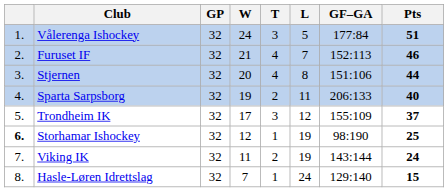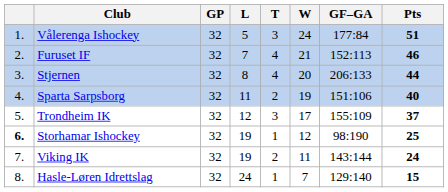columns swapped: (245, 14) <-> (305, 14)
(351, 75) 151:106 -> (351, 75) 206:133
(351, 95) 206:133 -> (351, 95) 151:106
